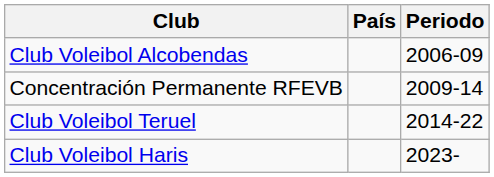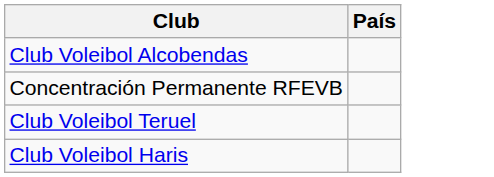- column: (445, 21)
